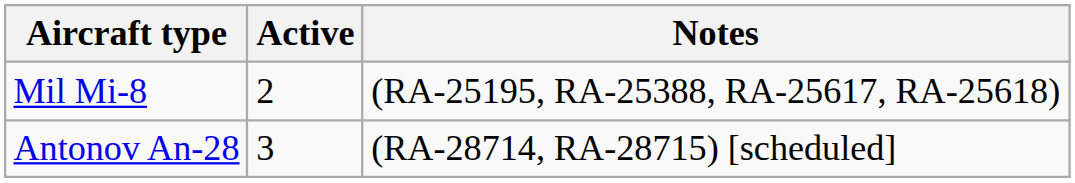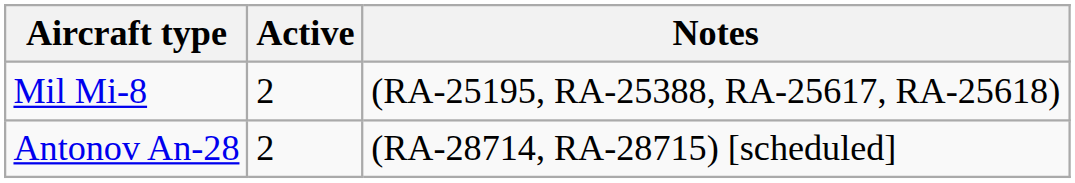(265, 147) 3 -> (265, 147) 2
